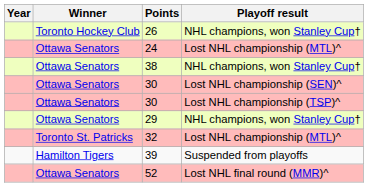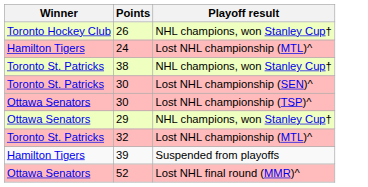- column: (19, 13)
(77, 48) Ottawa Senators -> (46, 48) Hamilton Tigers
(77, 66) Ottawa Senators -> (55, 66) Toronto St. Patricks
(77, 84) Ottawa Senators -> (55, 84) Toronto St. Patricks
